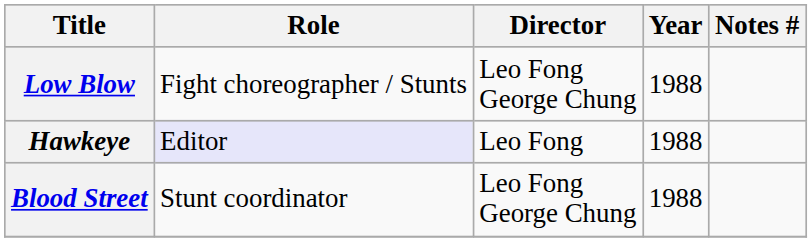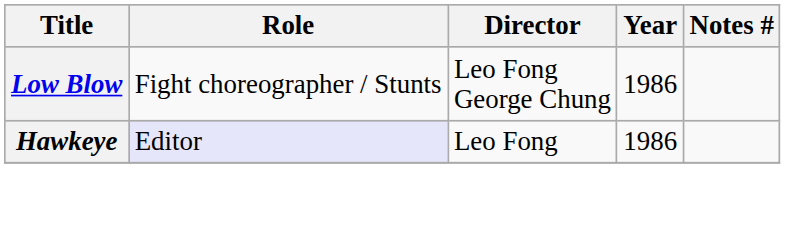(676, 83) 1988 -> (650, 83) 1986
(676, 141) 1988 -> (650, 141) 1986
- row: (79, 199)
